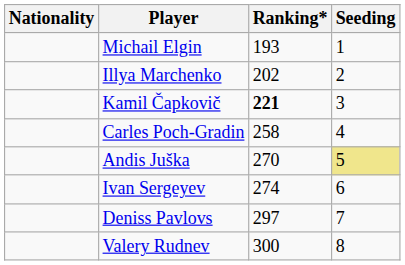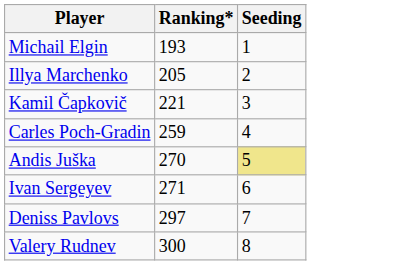- column: (52, 18)
(266, 75) 202 -> (172, 75) 205
(266, 103) bold -> (172, 103) normal
(266, 132) 258 -> (172, 132) 259
(266, 189) 274 -> (172, 189) 271
